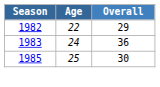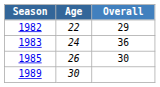(74, 59) 25 -> (74, 59) 26
+ row: (30, 75)
